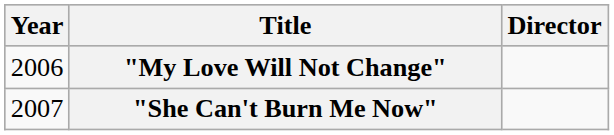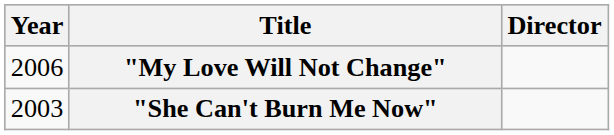(37, 108) 2007 -> (37, 108) 2003
